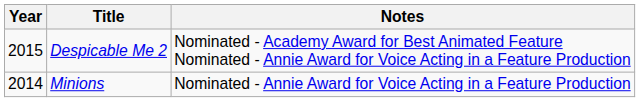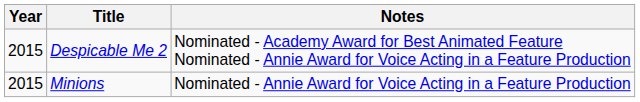(26, 84) 2014 -> (26, 84) 2015
